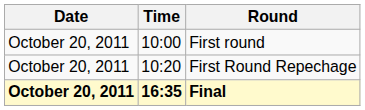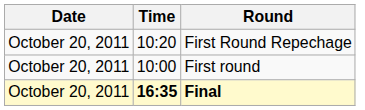rows swapped: (227, 42) <-> (273, 67)
(71, 92) bold -> (69, 92) normal
